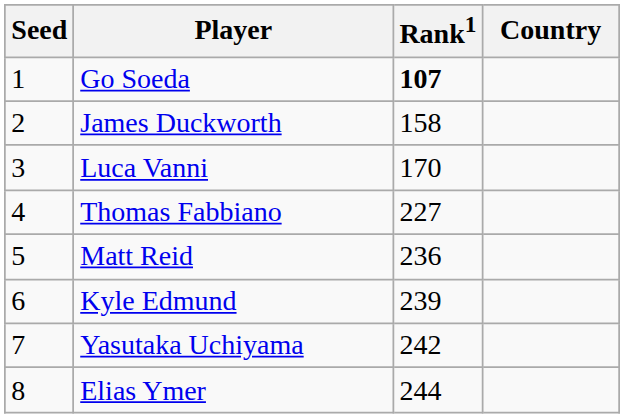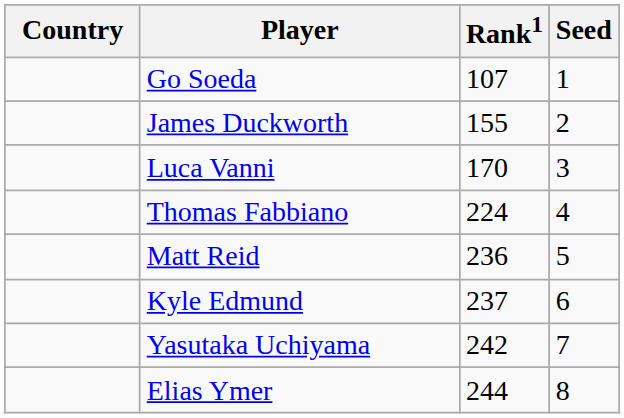columns swapped: (551, 30) <-> (39, 30)
(420, 78) bold -> (487, 78) normal
(420, 123) 158 -> (487, 123) 155
(420, 211) 227 -> (487, 211) 224
(420, 300) 239 -> (487, 300) 237
